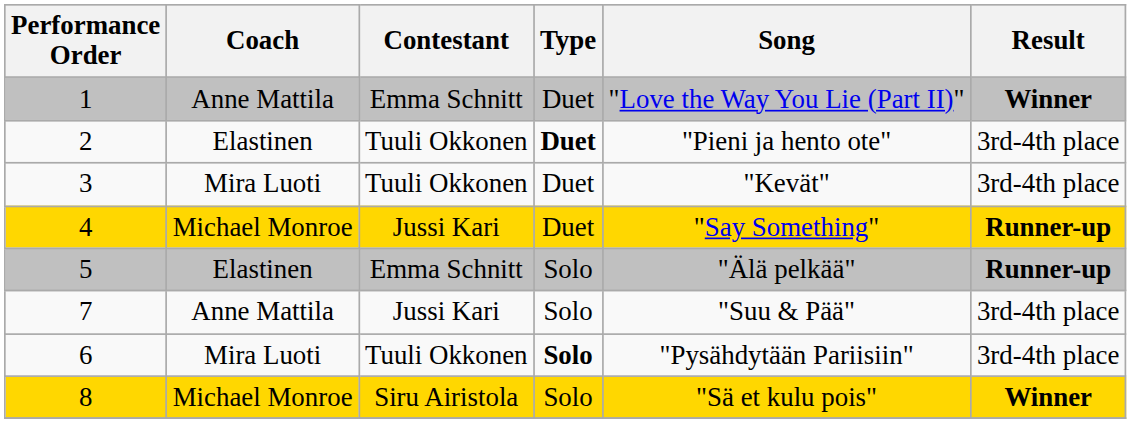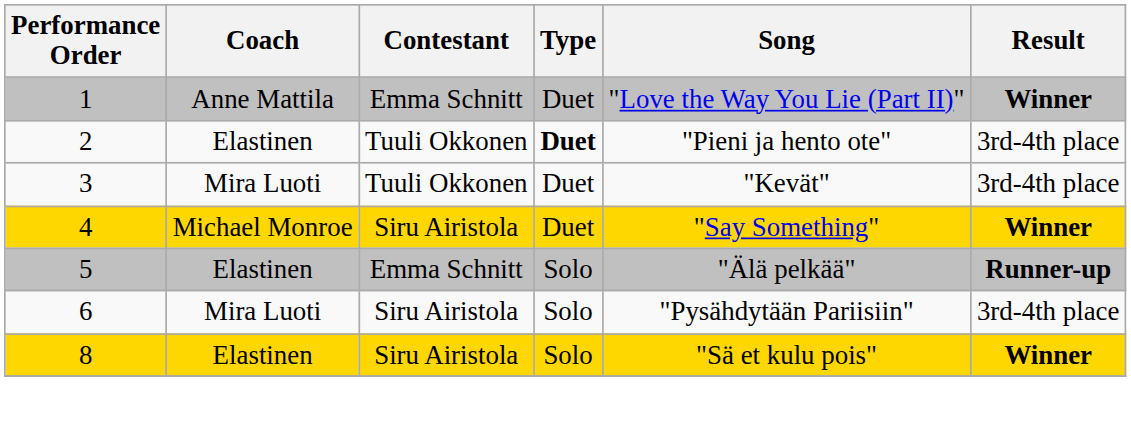(446, 226) Jussi Kari -> (446, 226) Siru Airistola
(1048, 226) Runner-up -> (1048, 226) Winner
- row: (86, 311)
(446, 354) Tuuli Okkonen -> (446, 311) Siru Airistola
(568, 354) bold -> (568, 311) normal
(263, 397) Michael Monroe -> (263, 354) Elastinen
